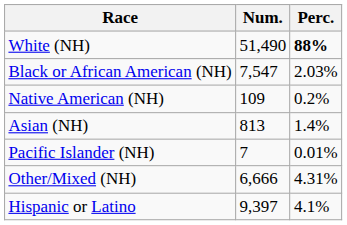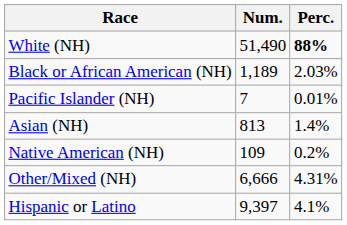(259, 71) 7,547 -> (259, 71) 1,189
rows swapped: (86, 98) <-> (81, 152)
